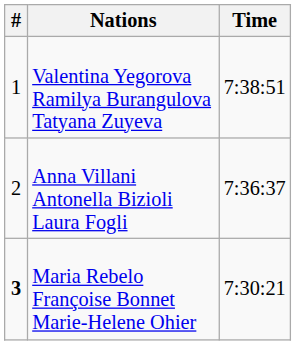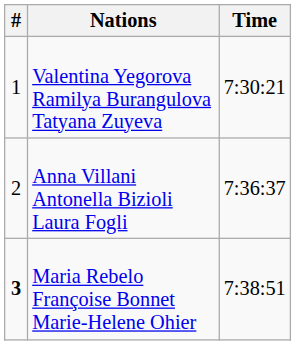(255, 87) 7:38:51 -> (255, 87) 7:30:21
(255, 288) 7:30:21 -> (255, 288) 7:38:51
